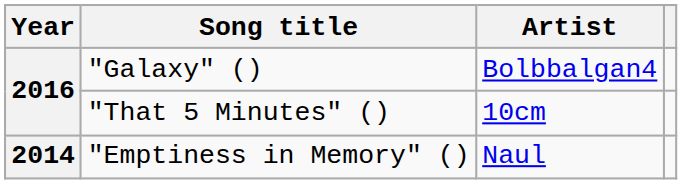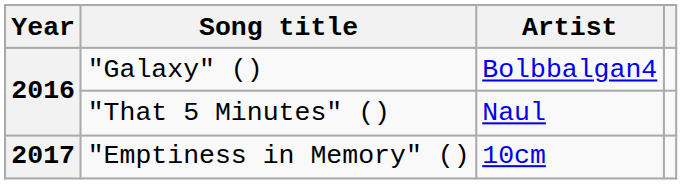(514, 113) 10cm -> (514, 113) Naul
(43, 156) 2014 -> (43, 156) 2017
(514, 156) Naul -> (514, 156) 10cm
